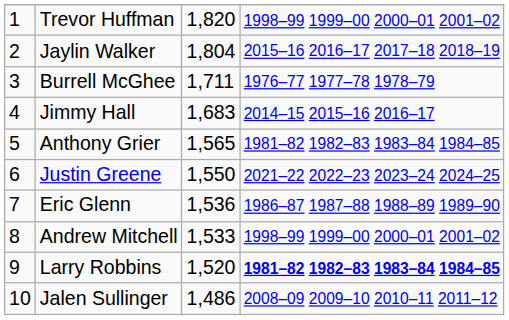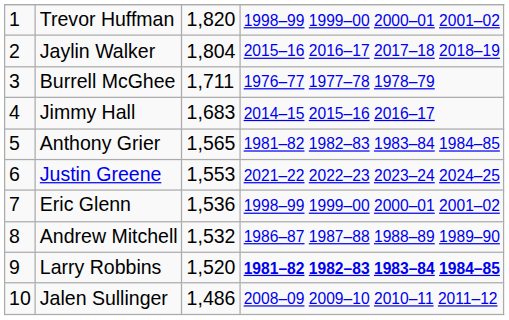(211, 174) 1,550 -> (211, 174) 1,553
(372, 206) 1986–87 1987–88 1988–89 1989–90 -> (372, 206) 1998–99 1999–00 2000–01 2001–02
(211, 236) 1,533 -> (211, 236) 1,532
(372, 237) 1998–99 1999–00 2000–01 2001–02 -> (372, 237) 1986–87 1987–88 1988–89 1989–90
